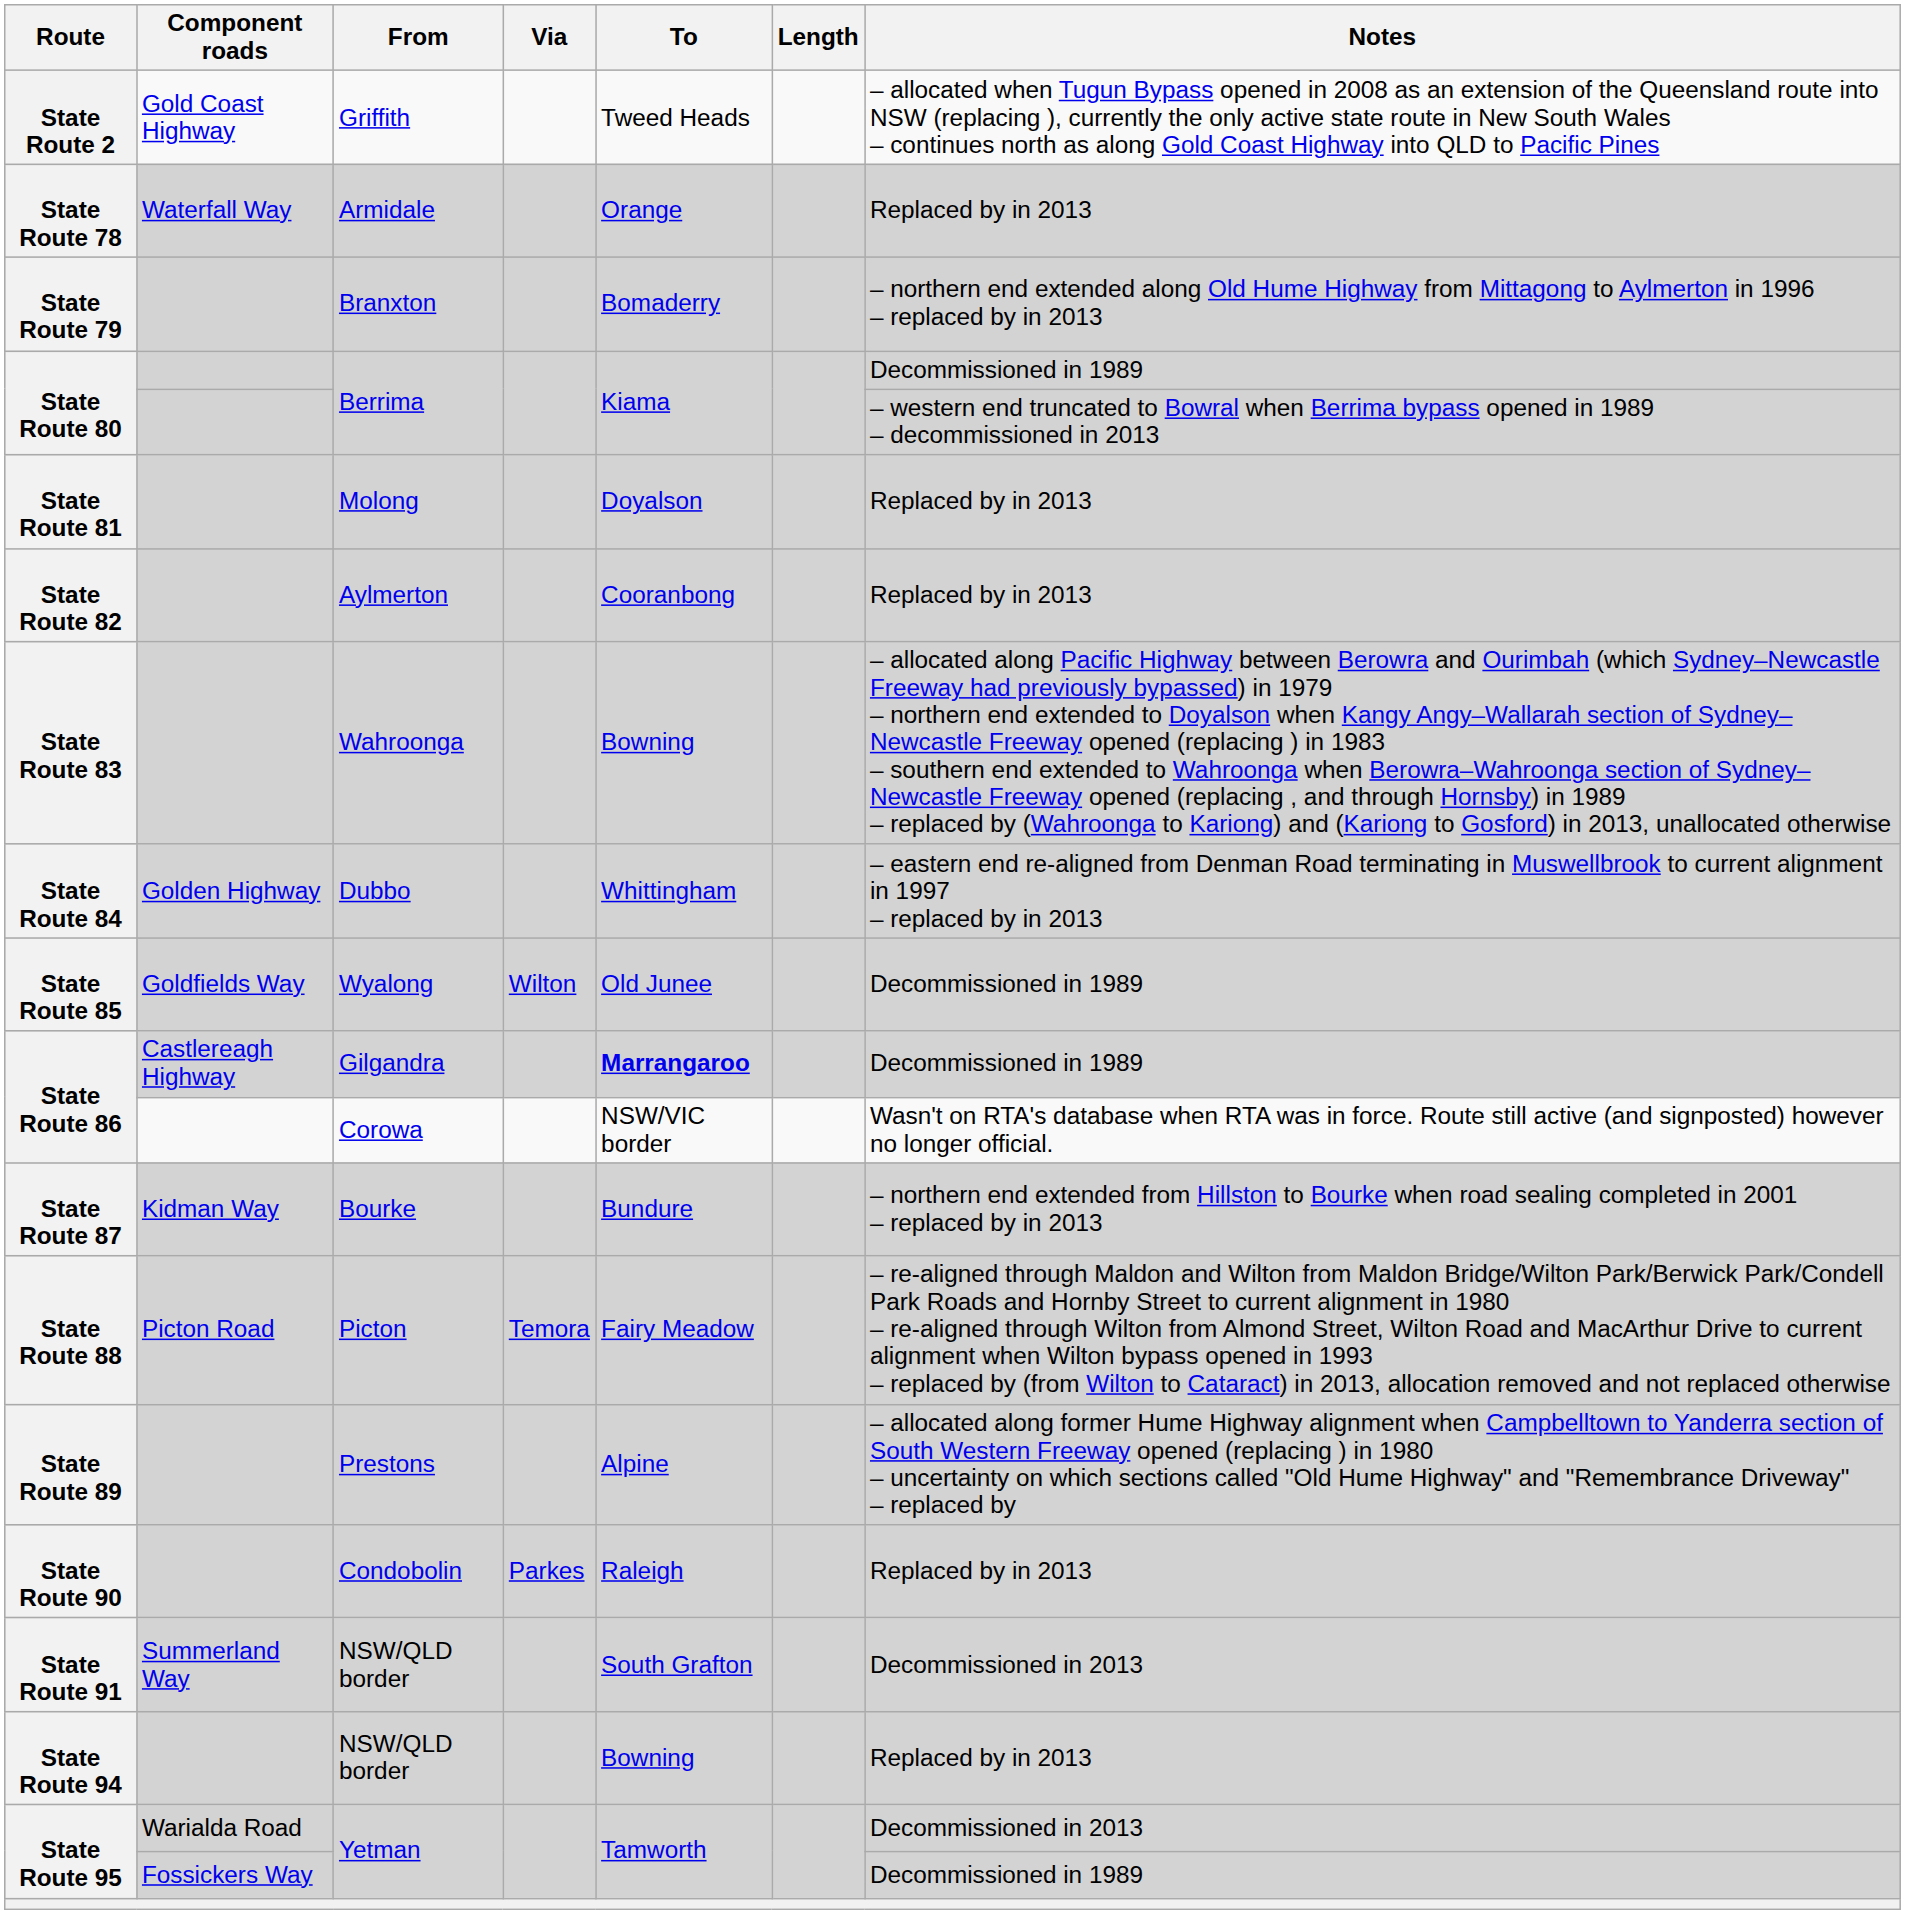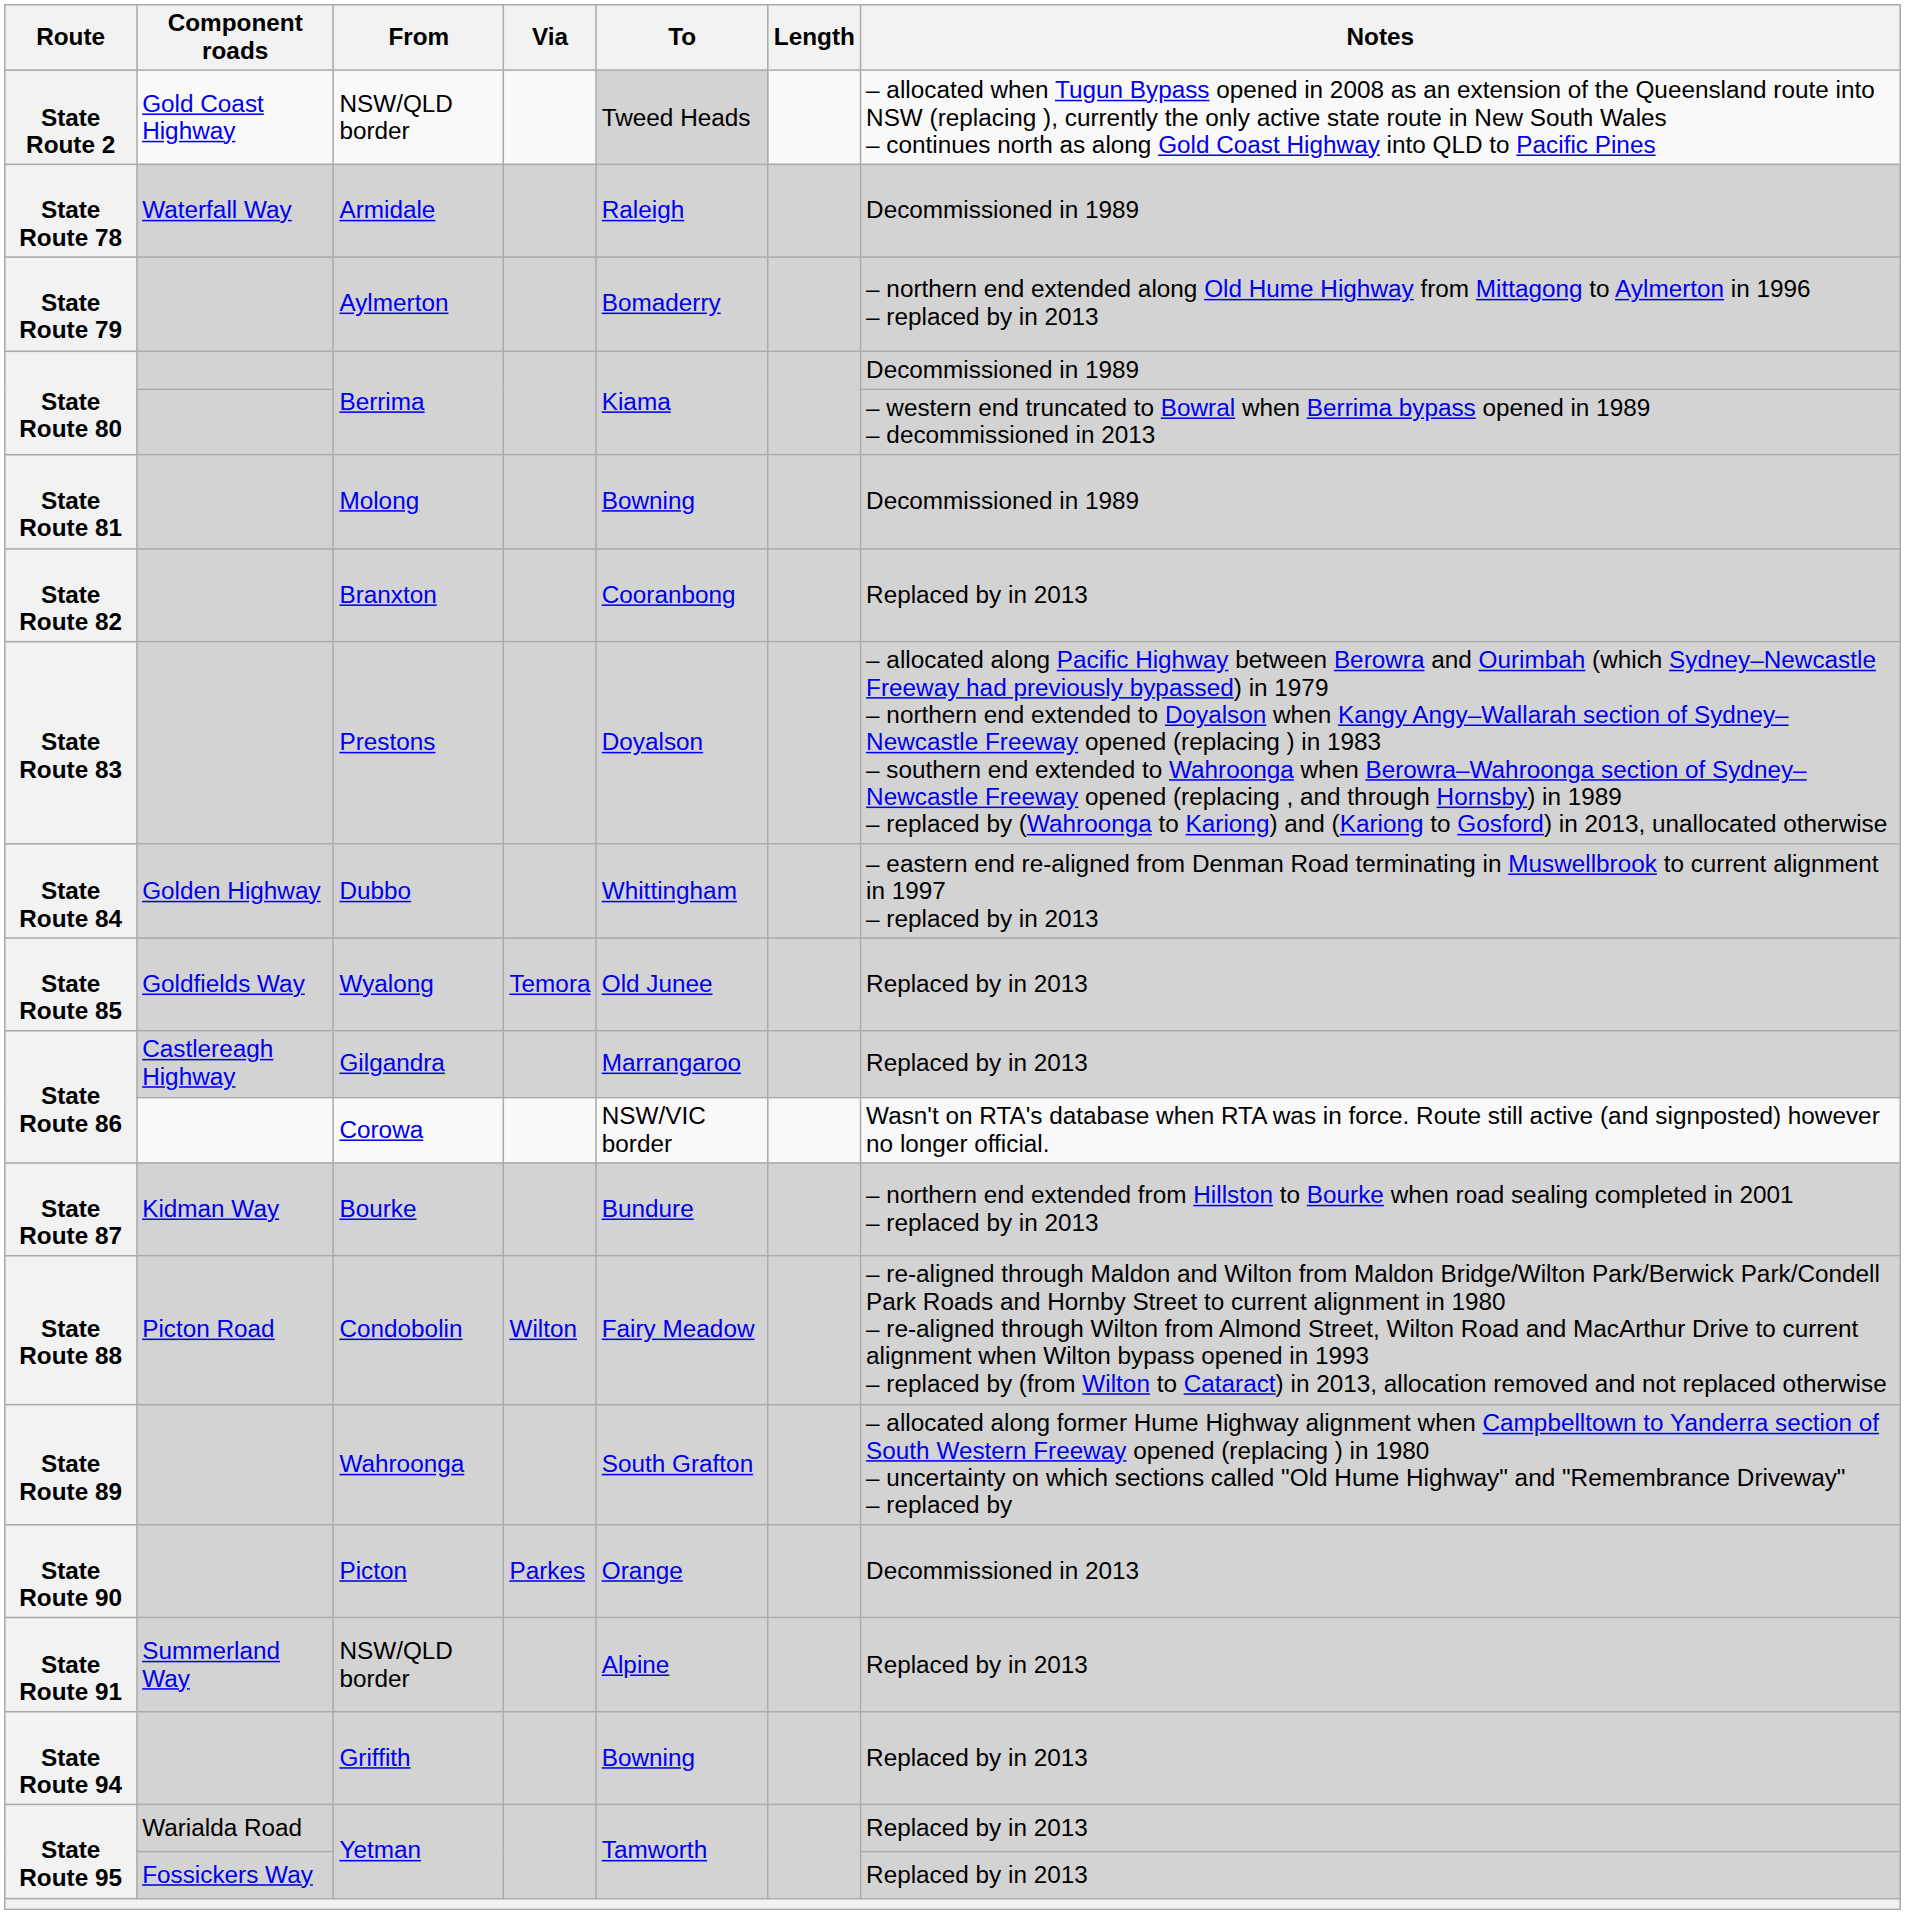(375, 117) Griffith -> (396, 117) NSW/QLD border
(675, 117) no background -> (676, 117) lightgrey background
(642, 210) Orange -> (643, 210) Raleigh
(981, 210) Replaced by in 2013 -> (1003, 210) Decommissioned in 1989
(388, 303) Branxton -> (394, 303) Aylmerton
(652, 501) Doyalson -> (648, 501) Bowning
(981, 501) Replaced by in 2013 -> (1003, 501) Decommissioned in 1989
(393, 594) Aylmerton -> (388, 594) Branxton
(401, 742) Wahroonga -> (387, 742) Prestons
(648, 742) Bowning -> (652, 742) Doyalson
(543, 984) Wilton -> (550, 984) Temora
(1006, 984) Decommissioned in 1989 -> (977, 984) Replaced by in 2013
(675, 1063) bold -> (671, 1063) normal
(1006, 1063) Decommissioned in 1989 -> (977, 1063) Replaced by in 2013
(373, 1329) Picton -> (401, 1329) Condobolin
(549, 1329) Temora -> (543, 1329) Wilton
(387, 1464) Prestons -> (402, 1464) Wahroonga
(635, 1464) Alpine -> (677, 1464) South Grafton
(400, 1571) Condobolin -> (373, 1571) Picton
(642, 1571) Raleigh -> (642, 1571) Orange
(981, 1571) Replaced by in 2013 -> (1003, 1571) Decommissioned in 2013
(677, 1664) South Grafton -> (636, 1664) Alpine
(1006, 1664) Decommissioned in 2013 -> (977, 1664) Replaced by in 2013
(396, 1757) NSW/QLD border -> (375, 1757) Griffith
(1006, 1827) Decommissioned in 2013 -> (977, 1827) Replaced by in 2013
(1006, 1874) Decommissioned in 1989 -> (977, 1874) Replaced by in 2013
